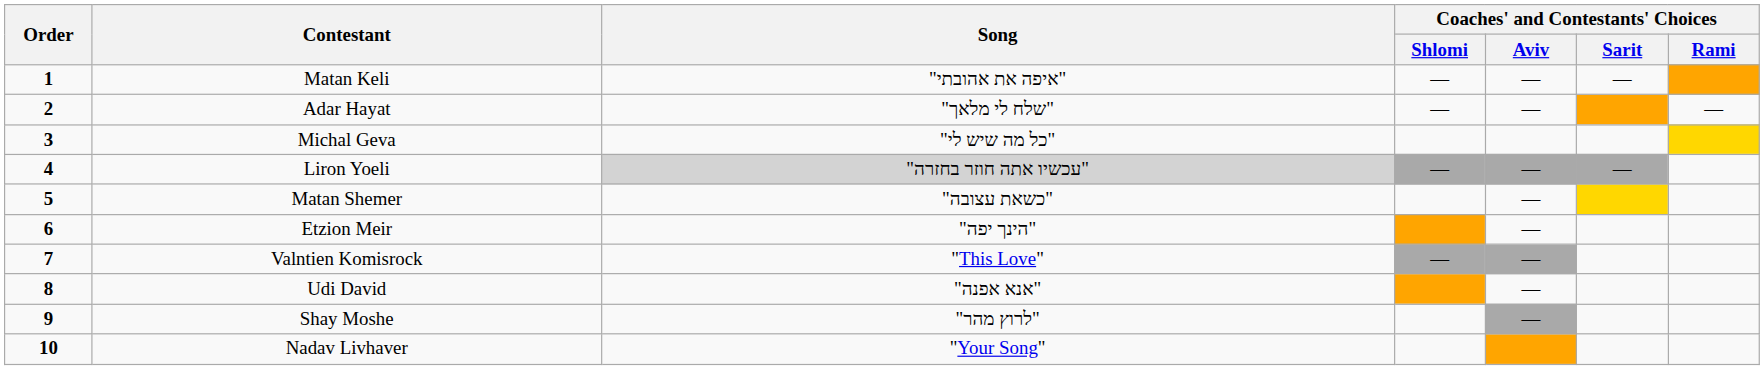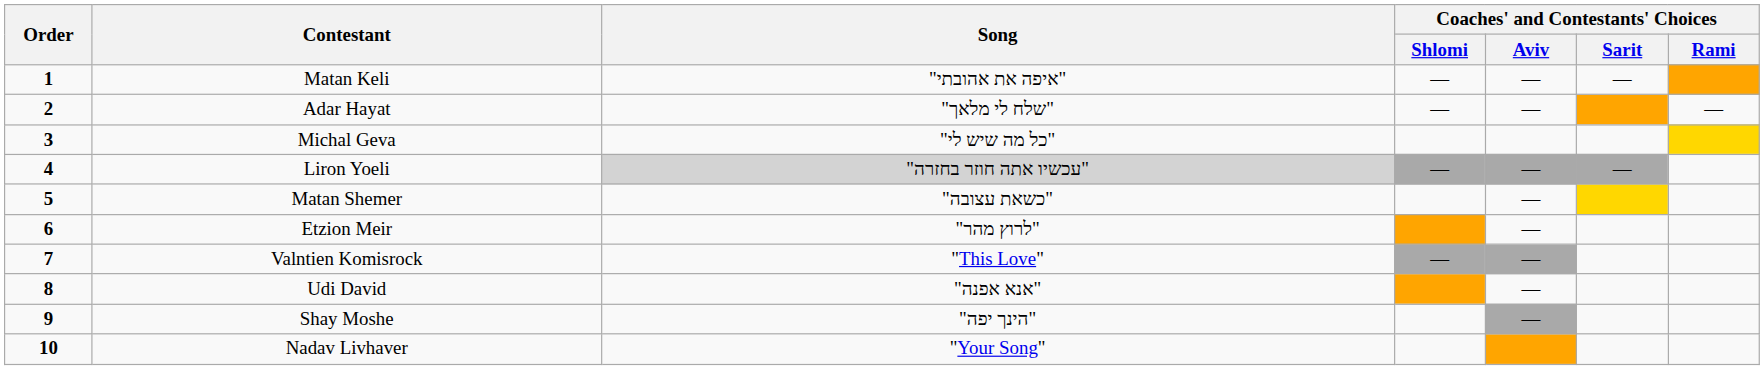(998, 229) "הינך יפה" -> (998, 229) "לרוץ מהר"
(998, 318) "לרוץ מהר" -> (998, 318) "הינך יפה"
